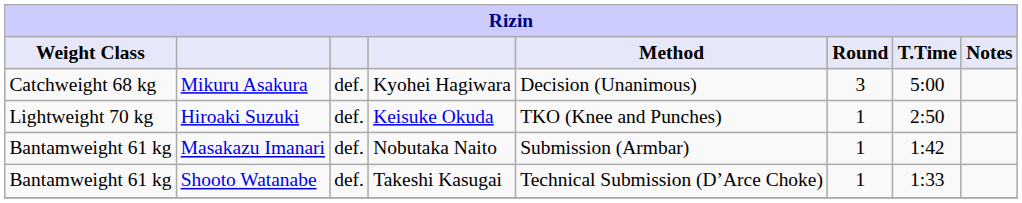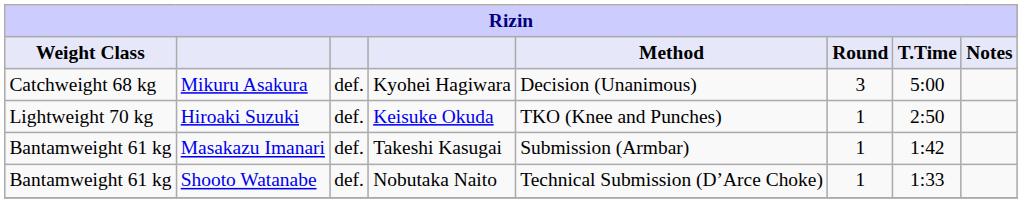(435, 148) Nobutaka Naito -> (438, 148) Takeshi Kasugai
(438, 180) Takeshi Kasugai -> (435, 180) Nobutaka Naito
